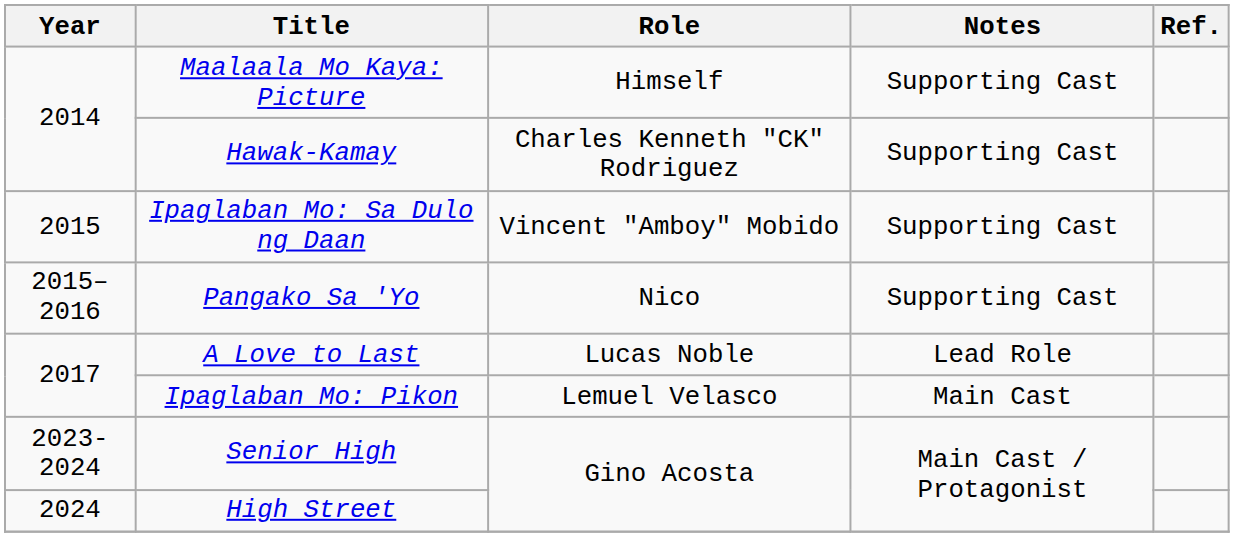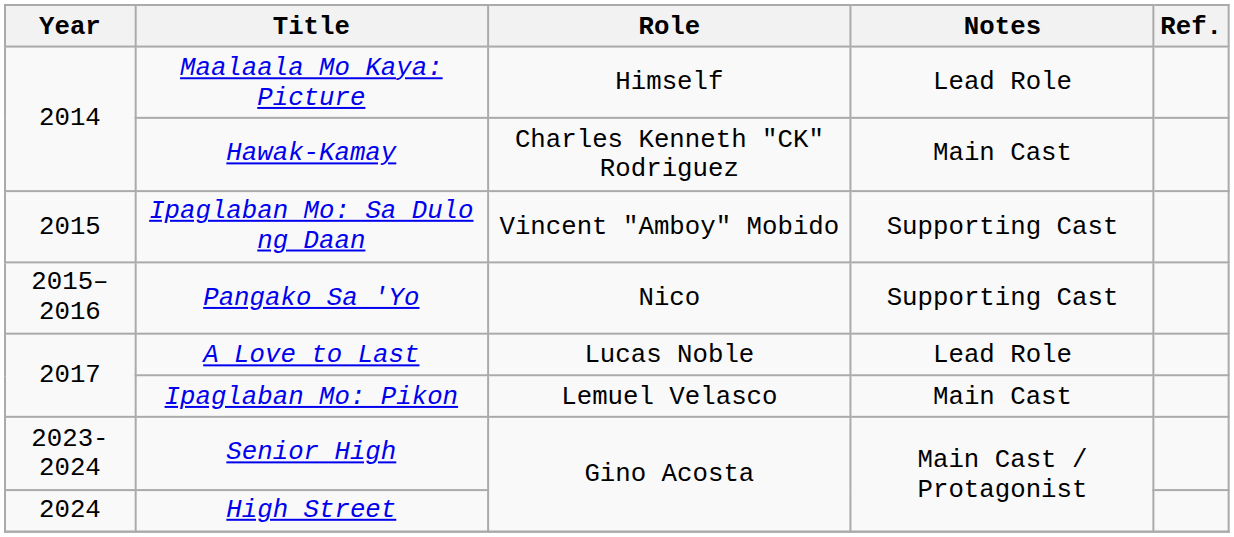(1003, 83) Supporting Cast -> (1003, 83) Lead Role
(1003, 154) Supporting Cast -> (1003, 154) Main Cast
